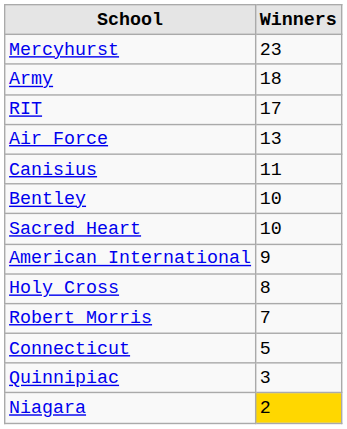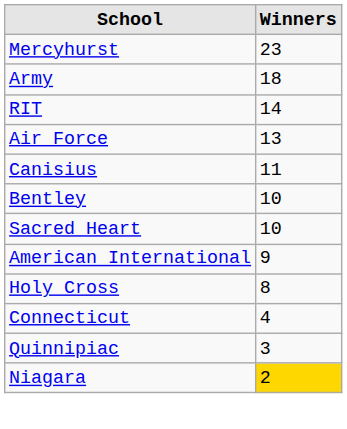(271, 109) 17 -> (271, 109) 14
- row: (81, 318)
(265, 348) 5 -> (265, 318) 4
